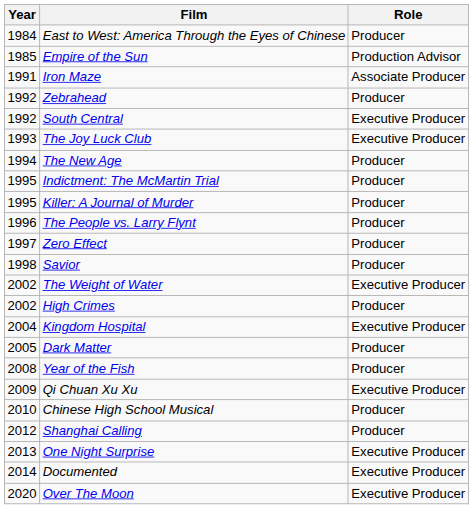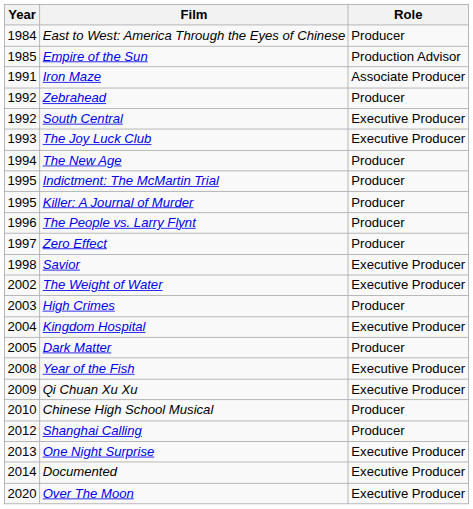(378, 264) Producer -> (408, 264) Executive Producer
(22, 306) 2002 -> (22, 306) 2003
(378, 368) Producer -> (408, 368) Executive Producer
